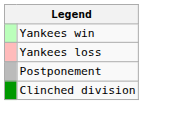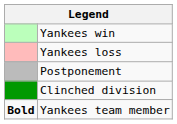+ row: (105, 109)
